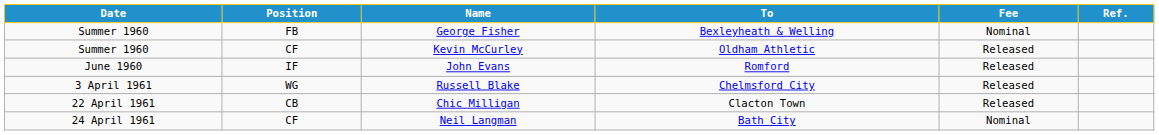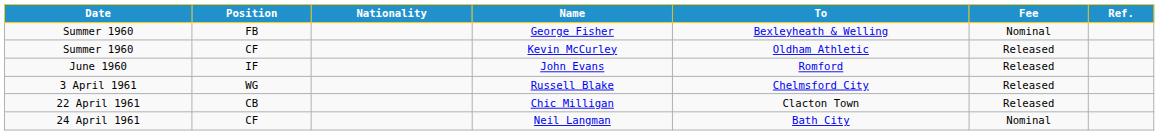+ column: (392, 13)
